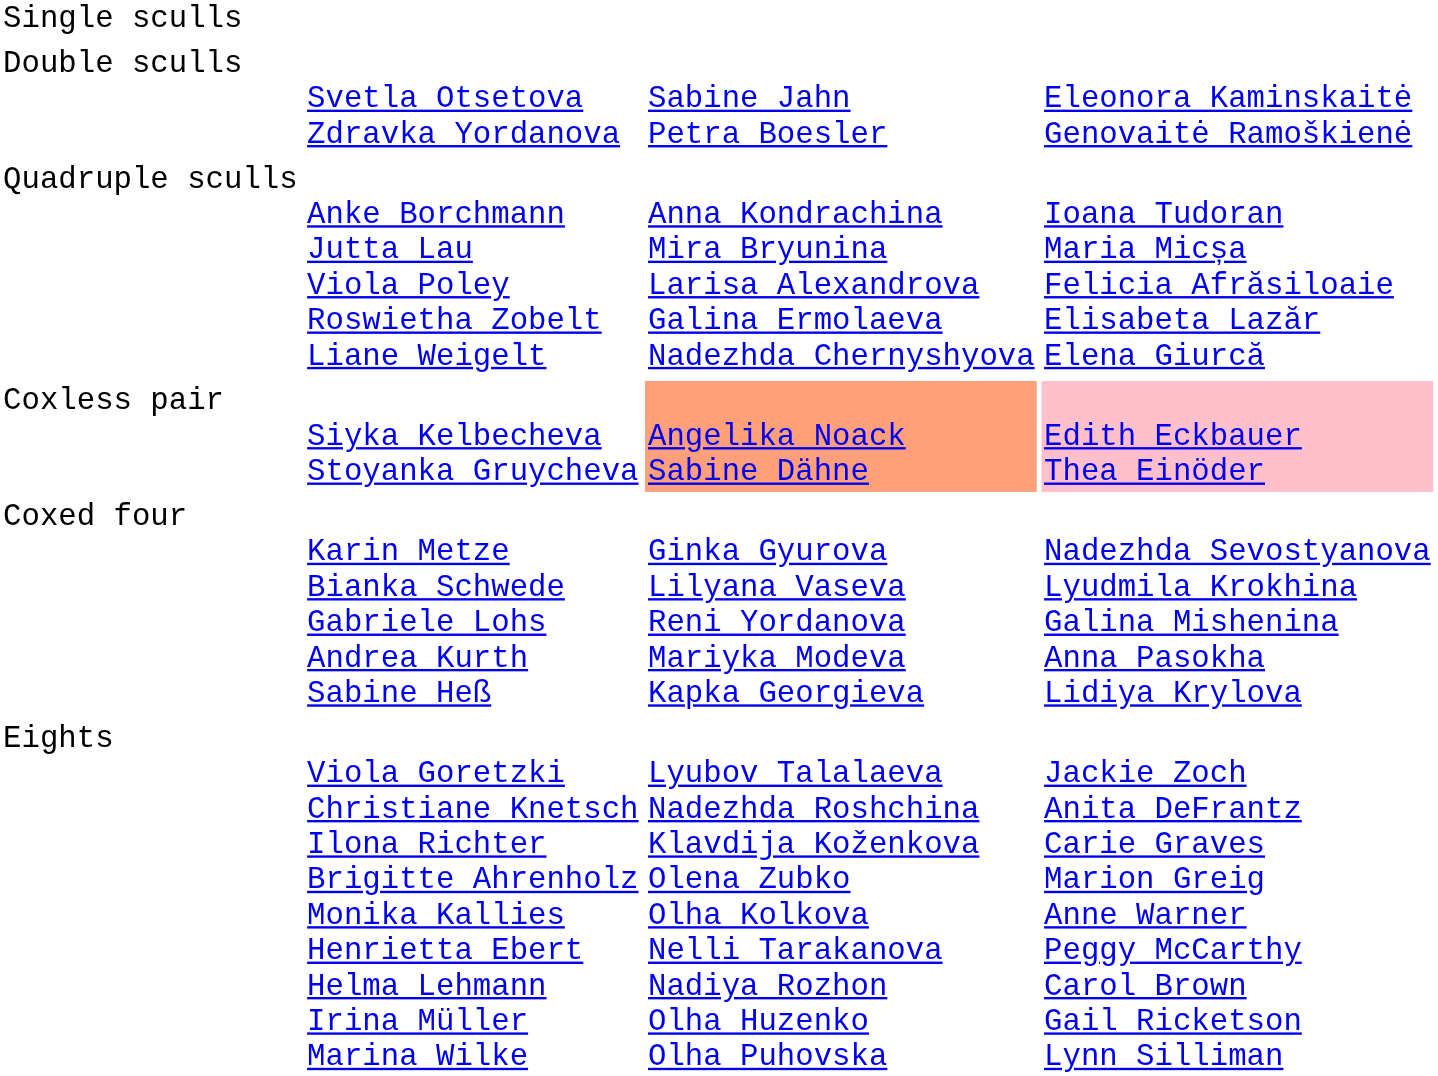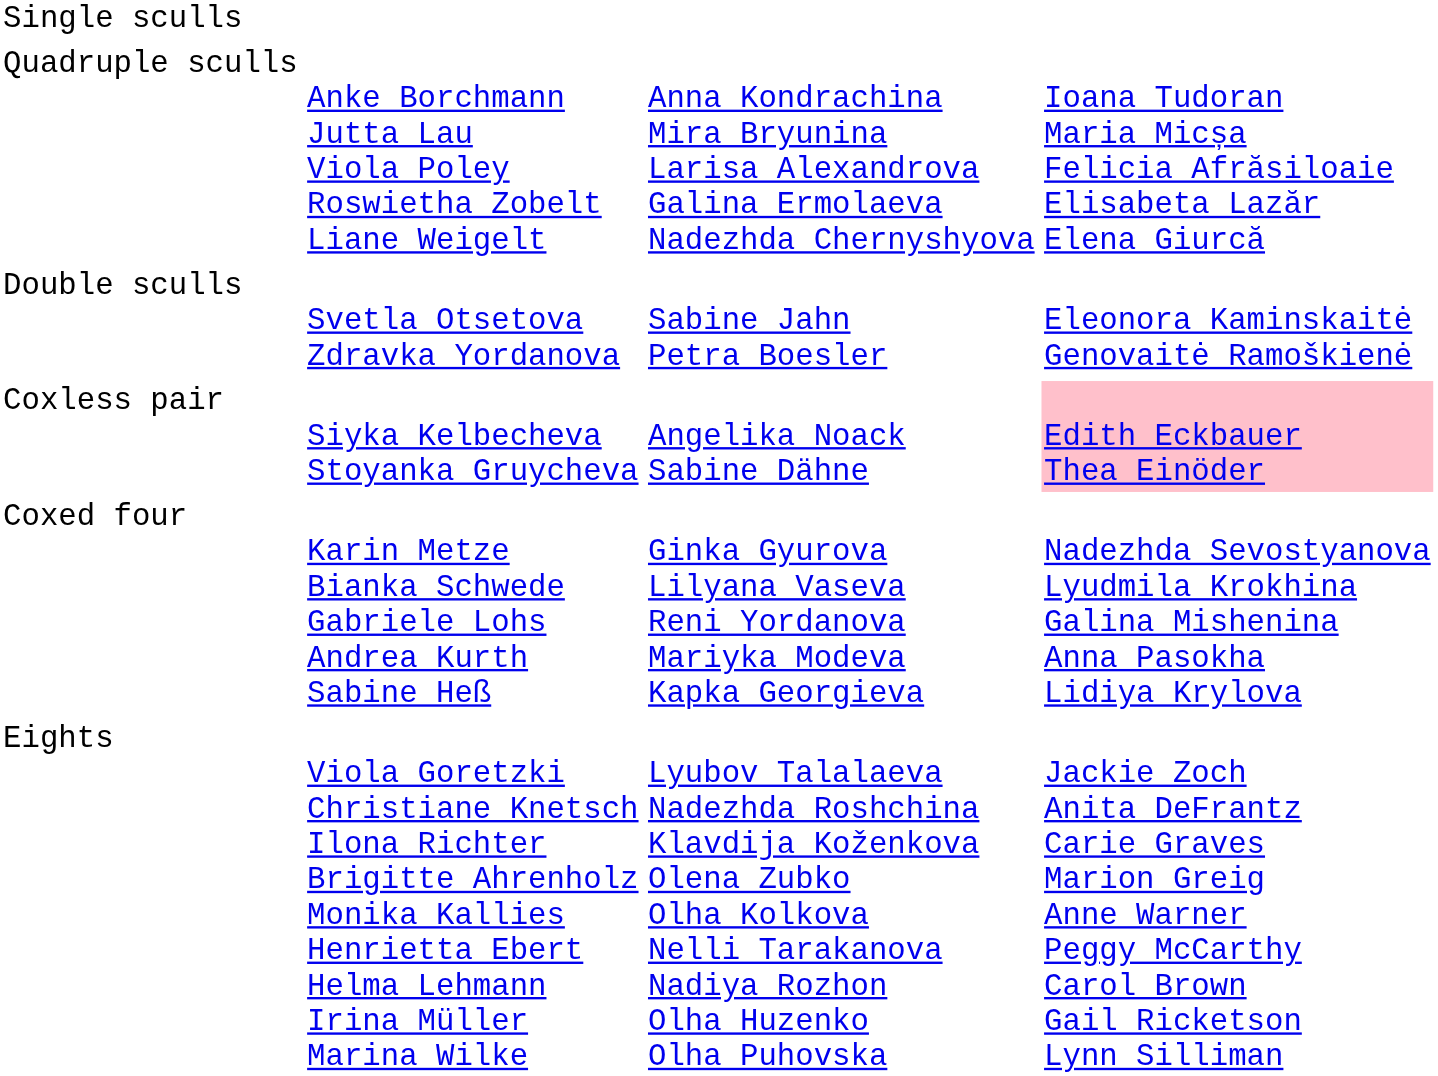rows swapped: (123, 64) <-> (150, 179)
(777, 454) lightsalmon background -> (777, 454) no background
